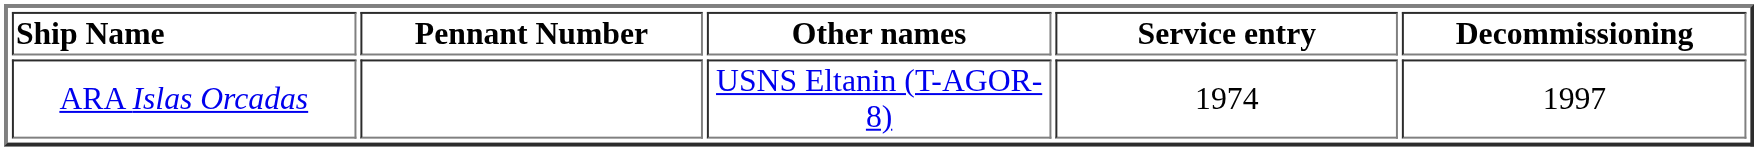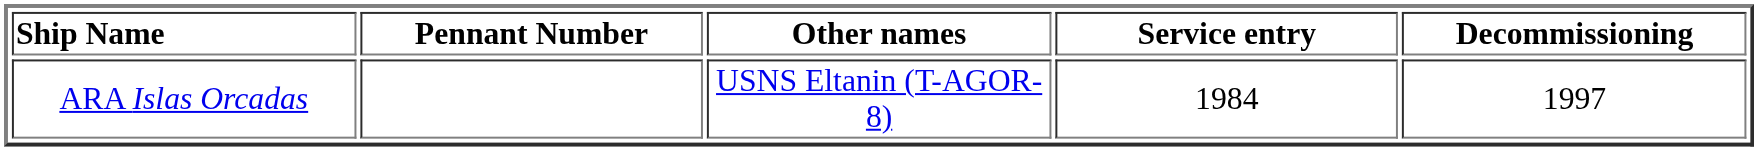(1227, 98) 1974 -> (1227, 98) 1984
